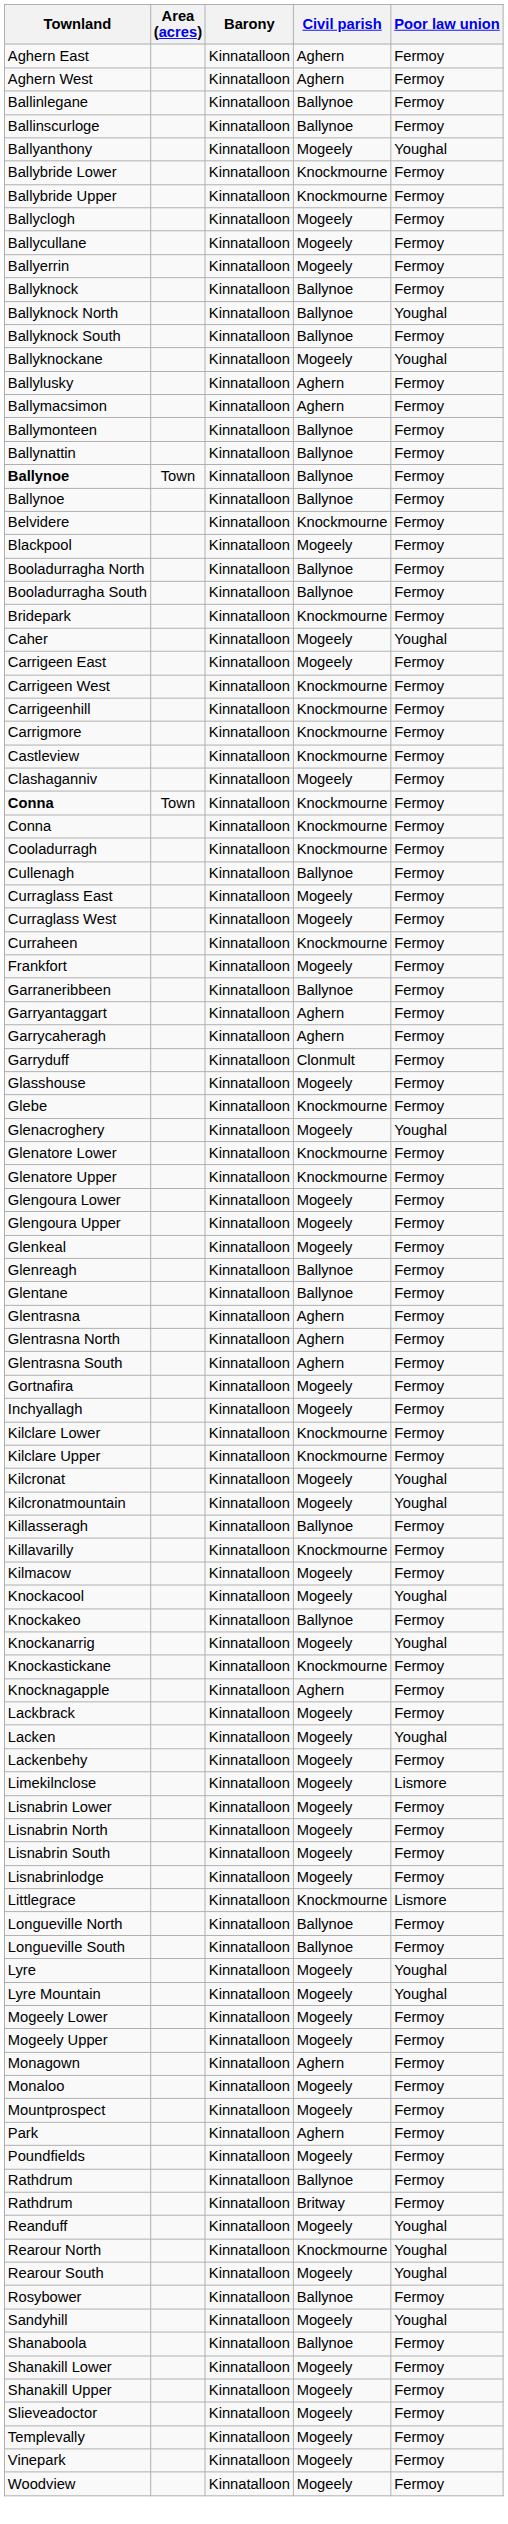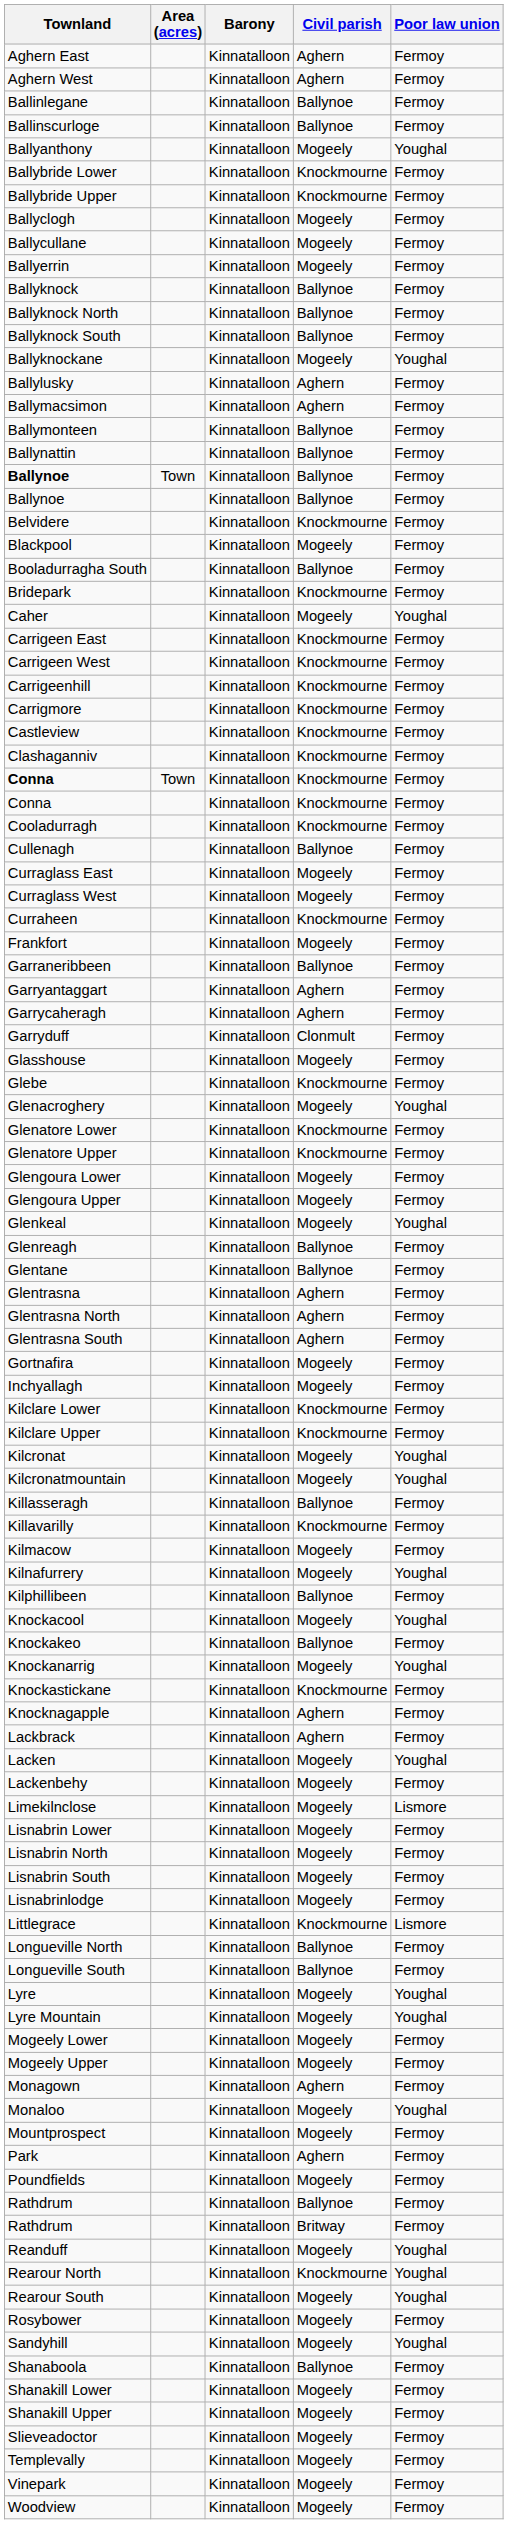(421, 312) Youghal -> (419, 312) Fermoy
- row: (76, 569)
(324, 663) Mogeely -> (342, 639) Knockmourne
(324, 779) Mogeely -> (342, 756) Knockmourne
(419, 1246) Fermoy -> (421, 1223) Youghal
+ row: (45, 1573)
+ row: (47, 1596)
(324, 1713) Mogeely -> (320, 1736) Aghern
(419, 2087) Fermoy -> (421, 2110) Youghal
(325, 2297) Ballynoe -> (324, 2320) Mogeely
